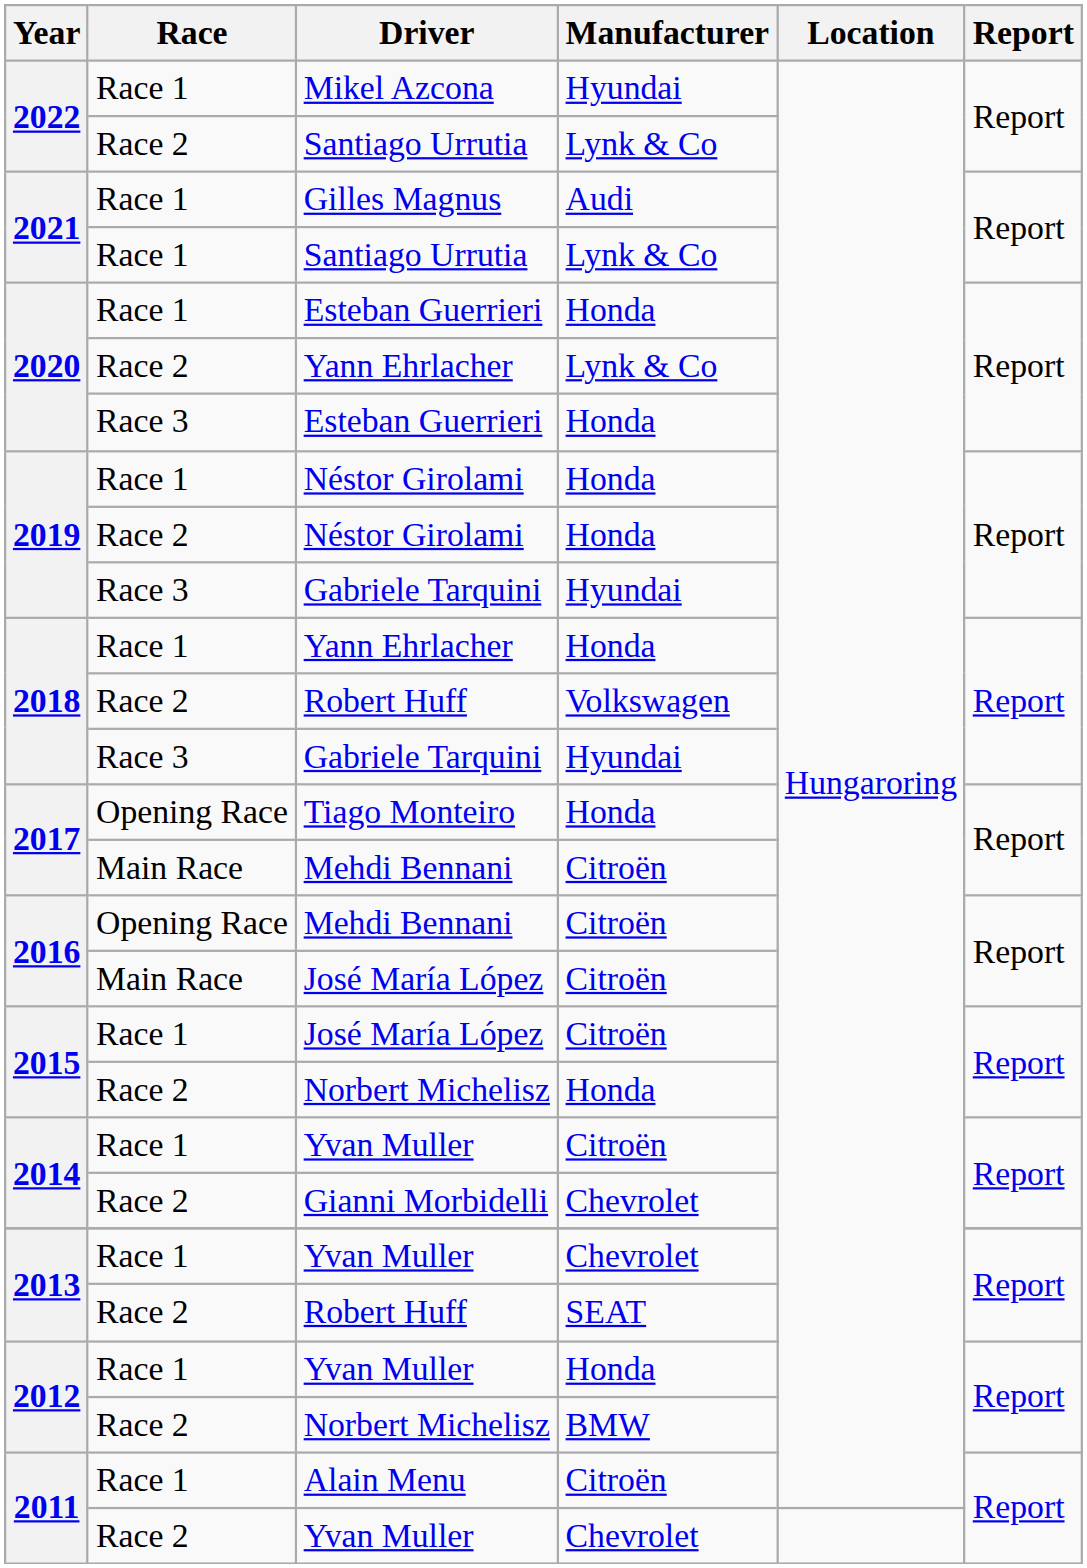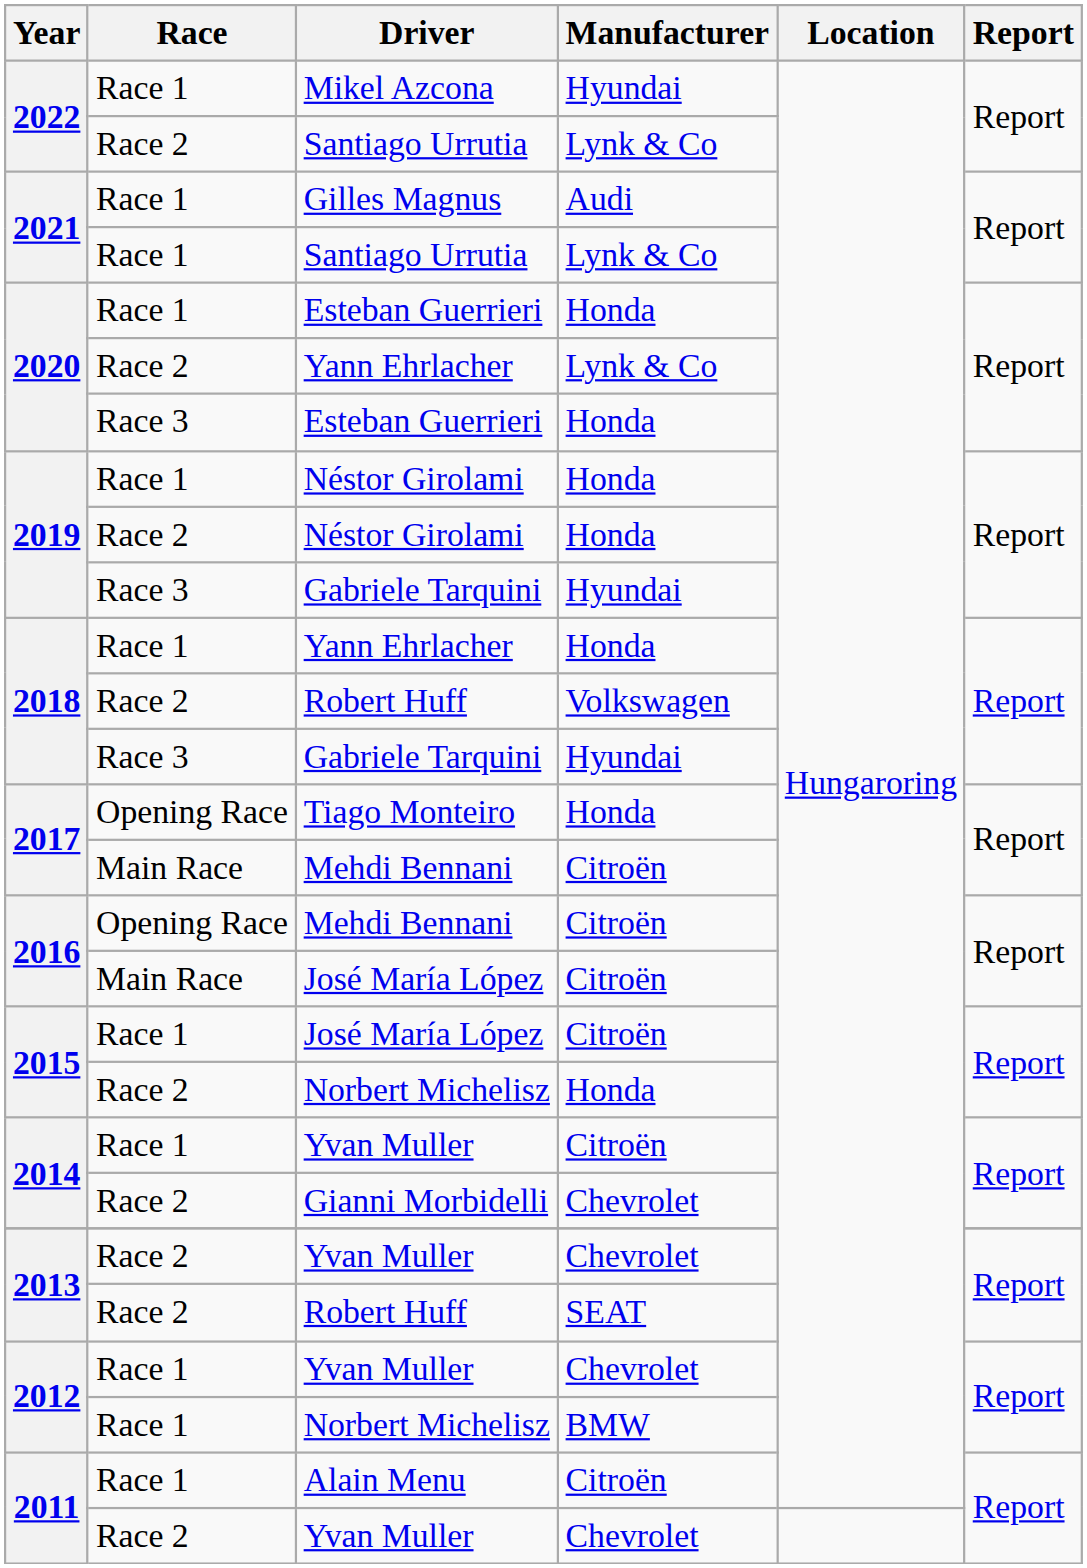(142, 1256) Race 1 -> (142, 1256) Race 2
(611, 1367) Honda -> (632, 1367) Chevrolet
(142, 1423) Race 2 -> (142, 1423) Race 1
